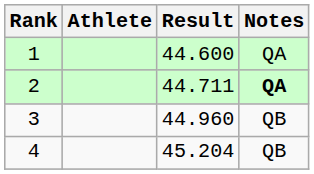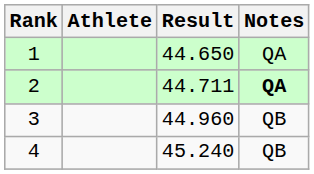(198, 54) 44.600 -> (198, 54) 44.650
(198, 153) 45.204 -> (198, 153) 45.240
